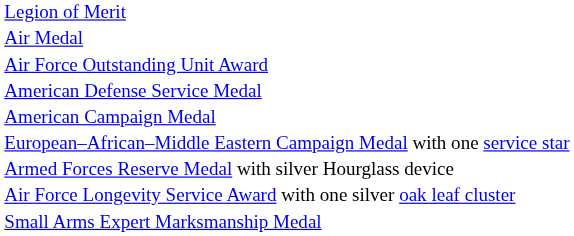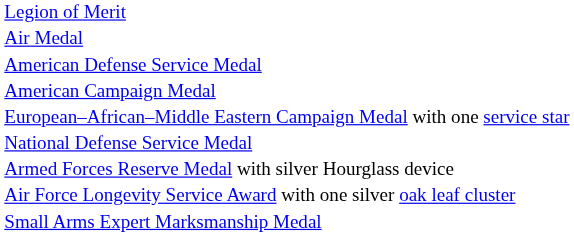- row: (136, 64)
+ row: (128, 143)
